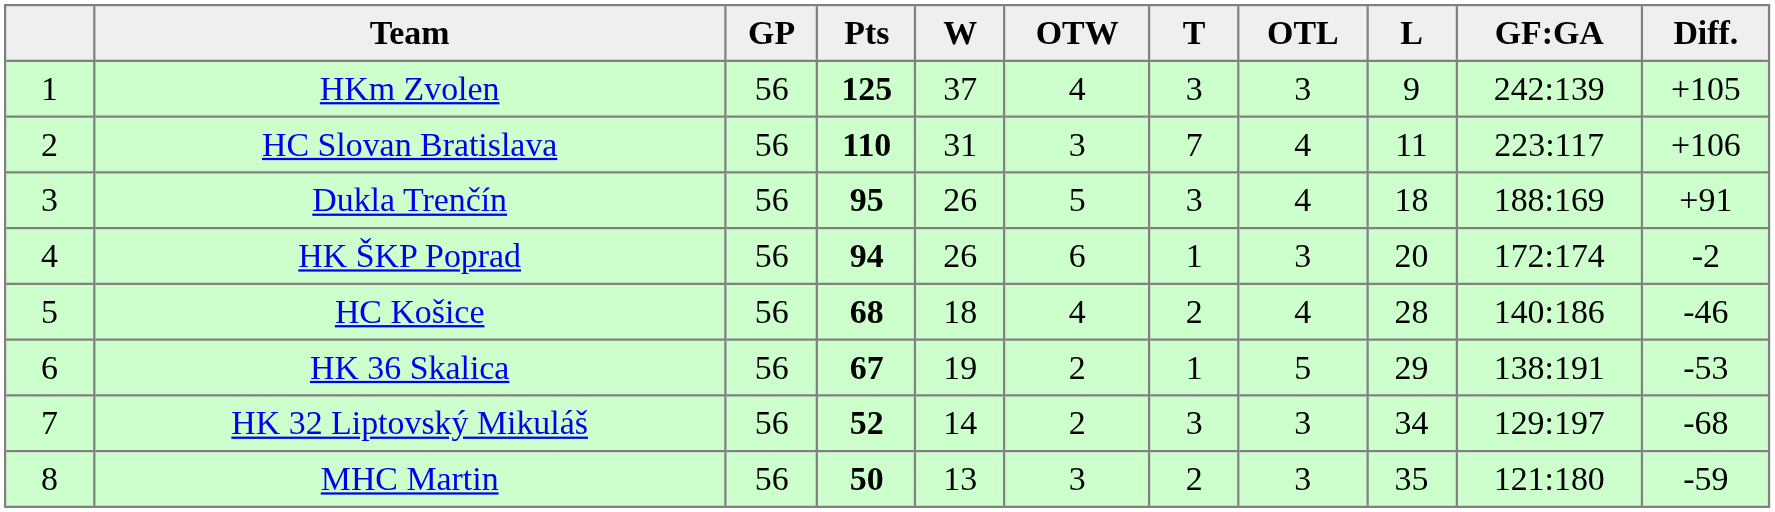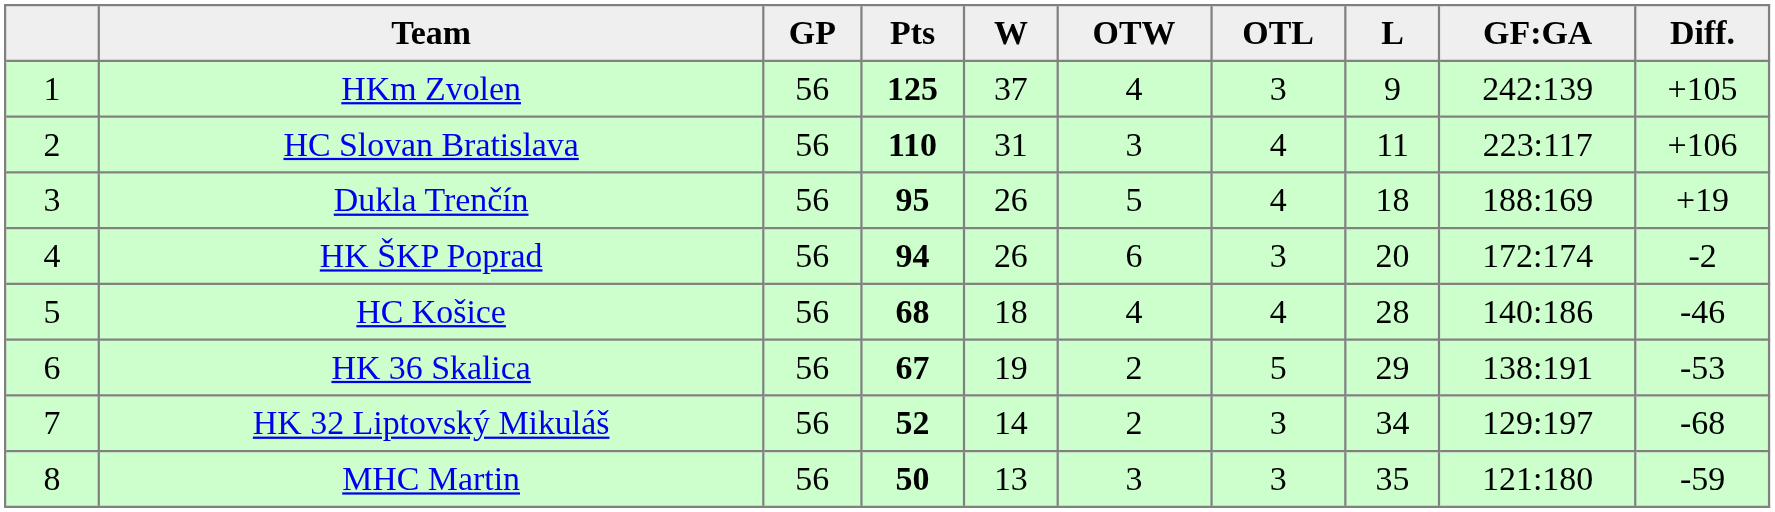- column: (1194, 32)
(1706, 199) +91 -> (1703, 199) +19
